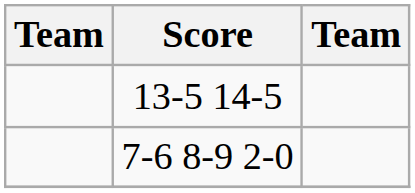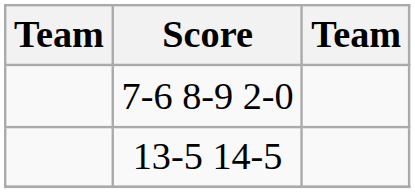rows swapped: (208, 156) <-> (208, 95)
